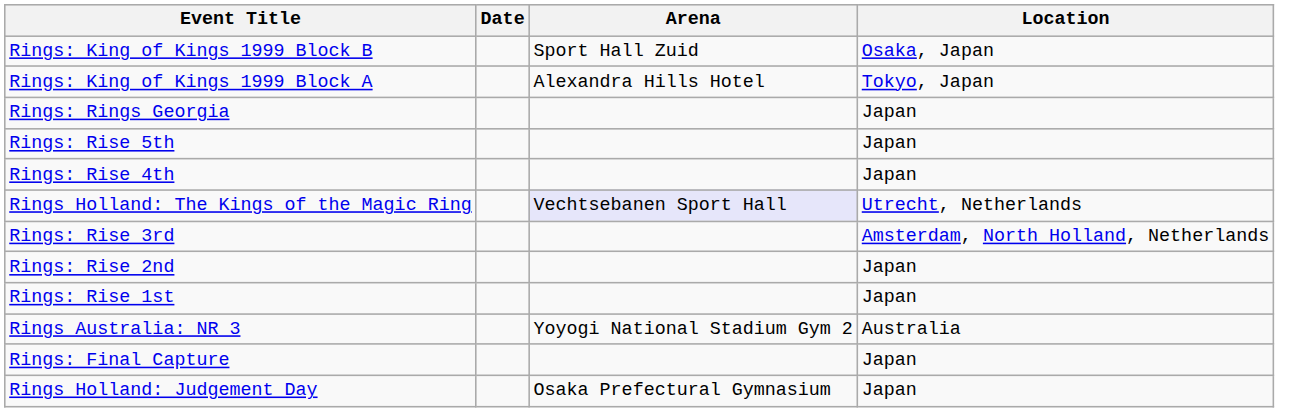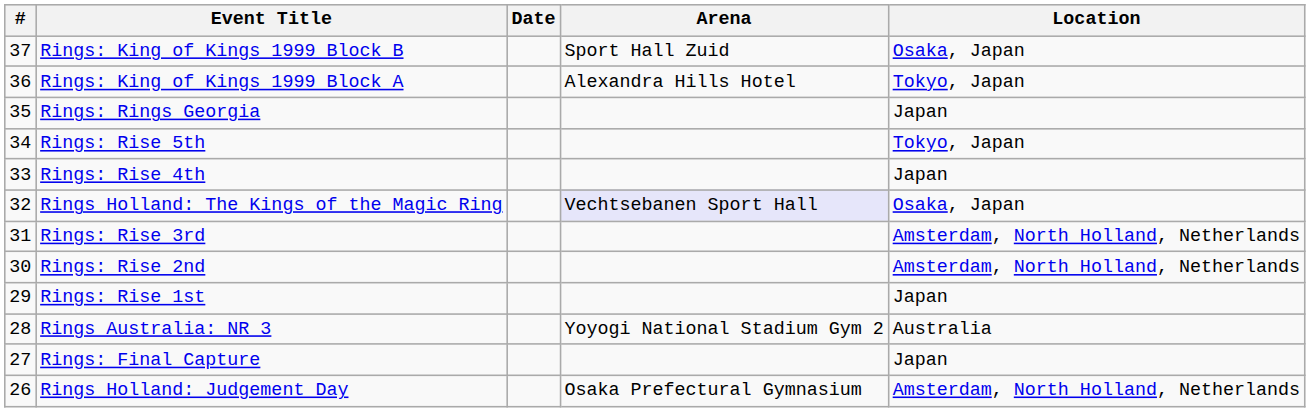+ column: (20, 20)
(889, 143) Japan -> (959, 143) Tokyo, Japan
(972, 205) Utrecht, Netherlands -> (959, 205) Osaka, Japan
(889, 267) Japan -> (1096, 267) Amsterdam, North Holland, Netherlands
(889, 390) Japan -> (1096, 390) Amsterdam, North Holland, Netherlands
